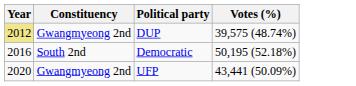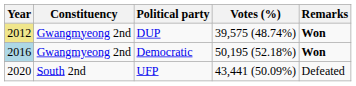+ column: (325, 14)
(19, 52) no background -> (19, 52) lightblue background
(61, 52) South 2nd -> (84, 52) Gwangmyeong 2nd
(84, 71) Gwangmyeong 2nd -> (61, 71) South 2nd
